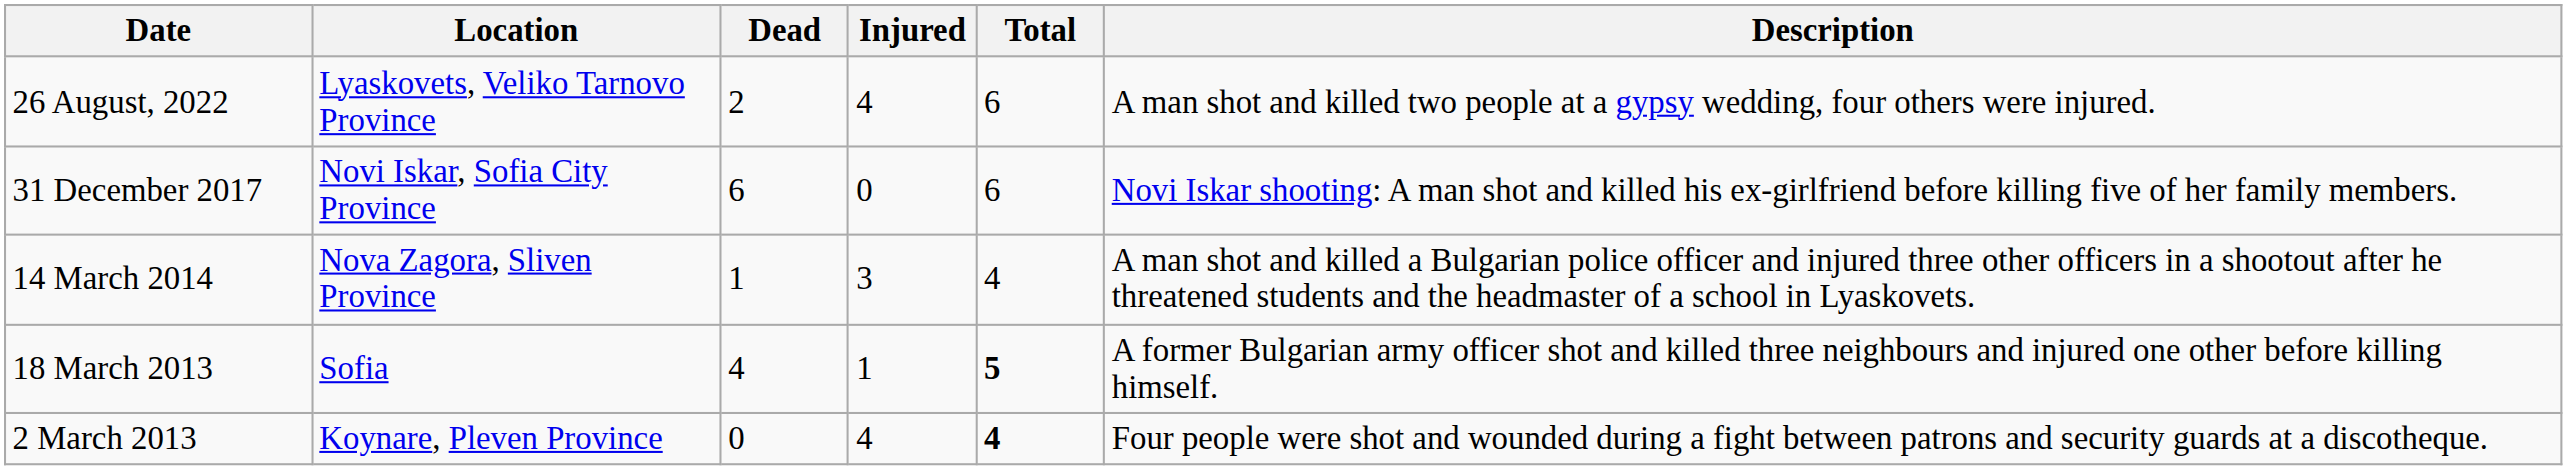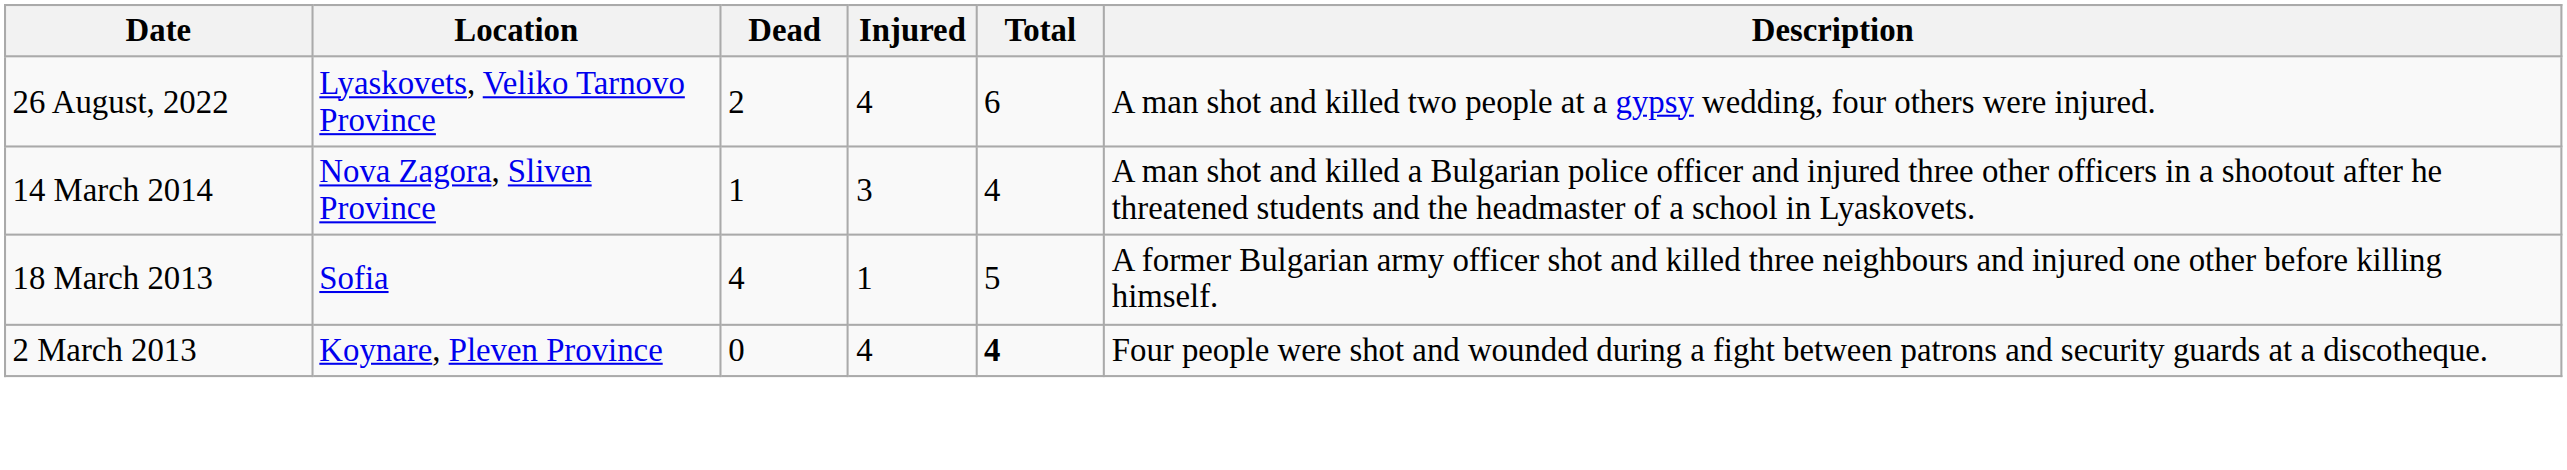- row: (137, 189)
(992, 367) bold -> (992, 278) normal
